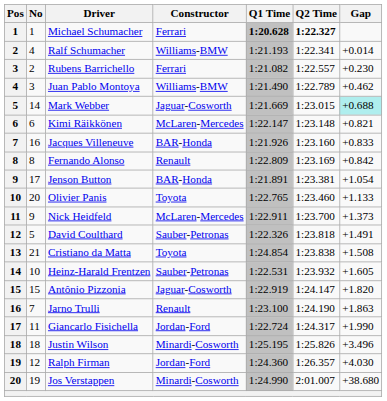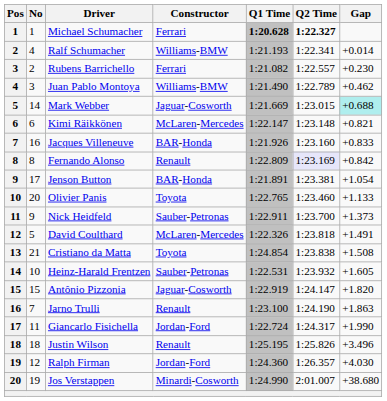(315, 160) no background -> (315, 160) lavender background
(200, 215) McLaren-Mercedes -> (192, 215) Sauber-Petronas
(192, 234) Sauber-Petronas -> (200, 234) McLaren-Mercedes
(197, 344) Minardi-Cosworth -> (173, 344) Renault
